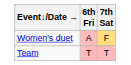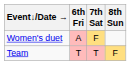+ column: (115, 17)
